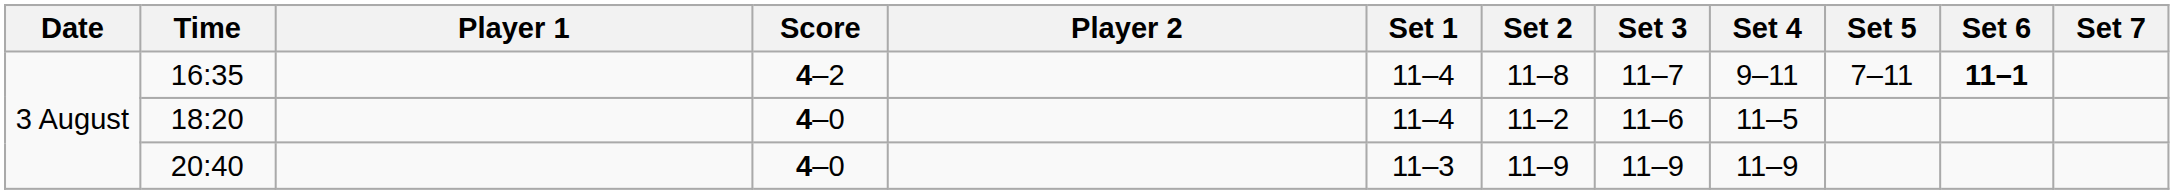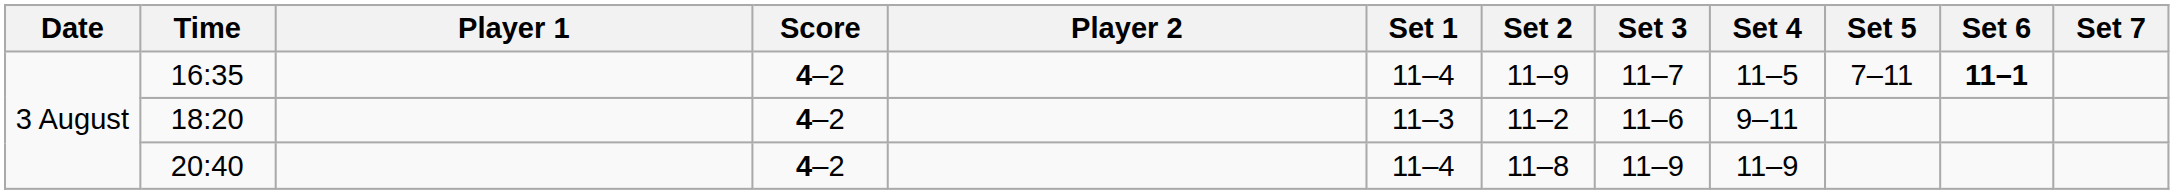(1538, 74) 11–8 -> (1538, 74) 11–9
(1767, 74) 9–11 -> (1767, 74) 11–5
(820, 120) 4–0 -> (820, 120) 4–2
(1423, 120) 11–4 -> (1423, 120) 11–3
(1767, 120) 11–5 -> (1767, 120) 9–11
(820, 166) 4–0 -> (820, 166) 4–2
(1423, 166) 11–3 -> (1423, 166) 11–4
(1538, 166) 11–9 -> (1538, 166) 11–8
